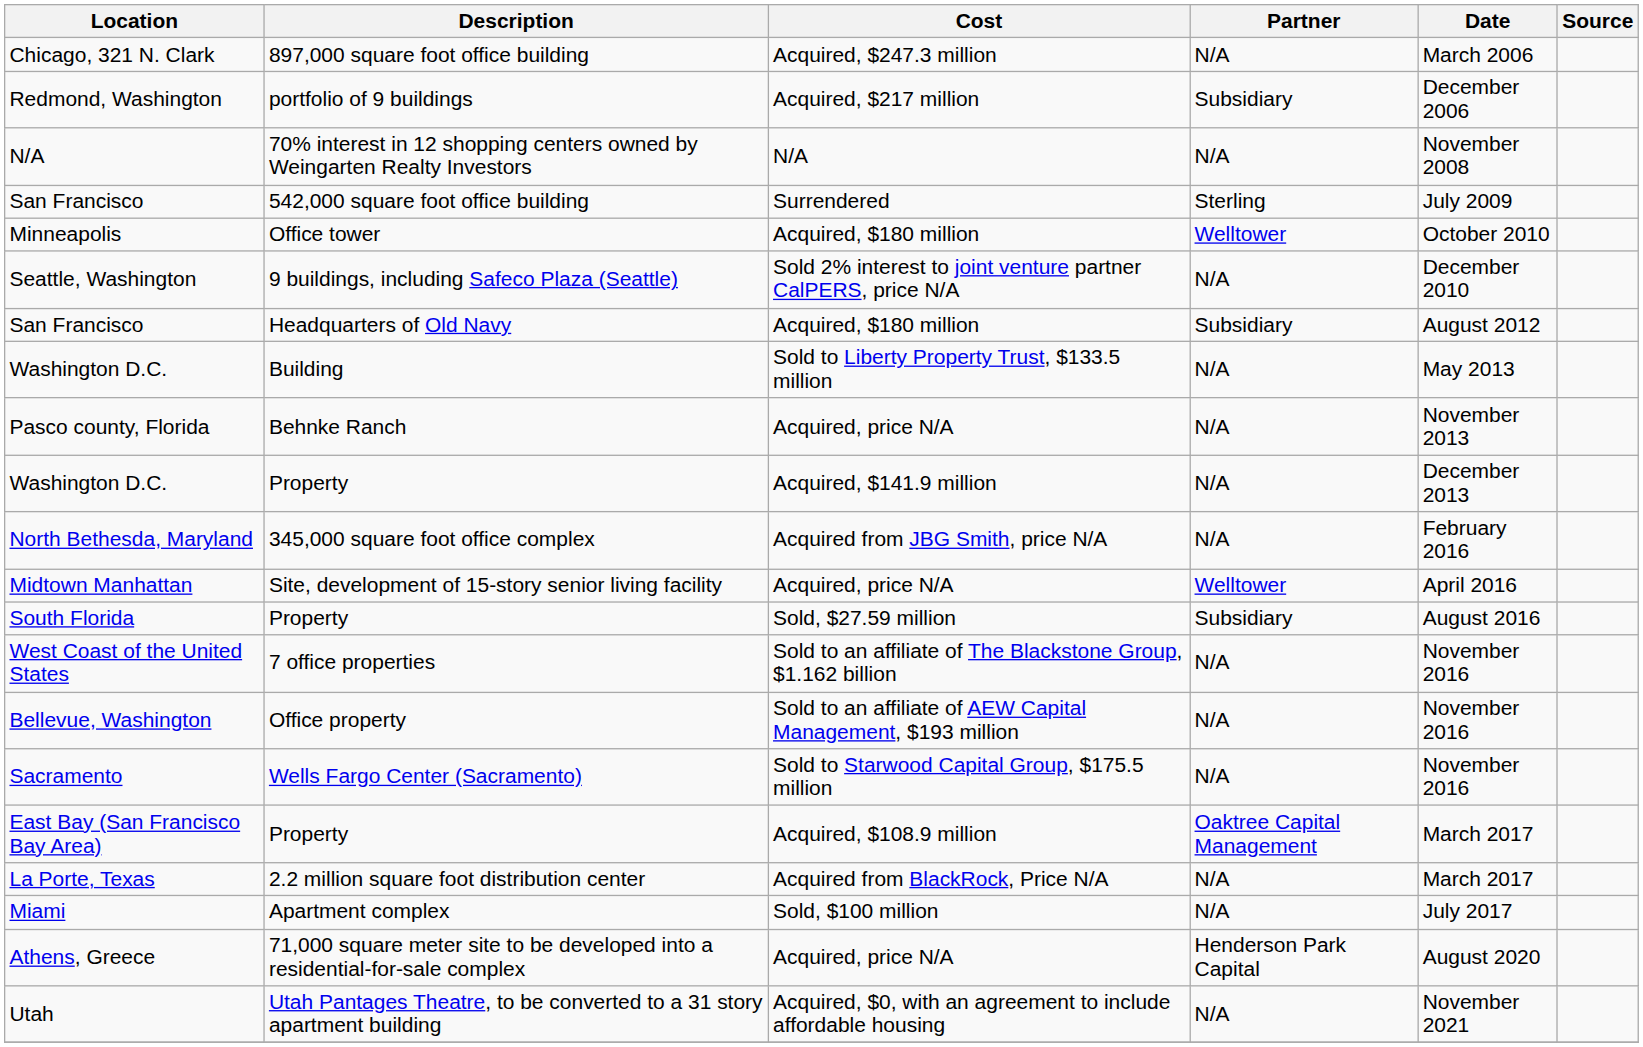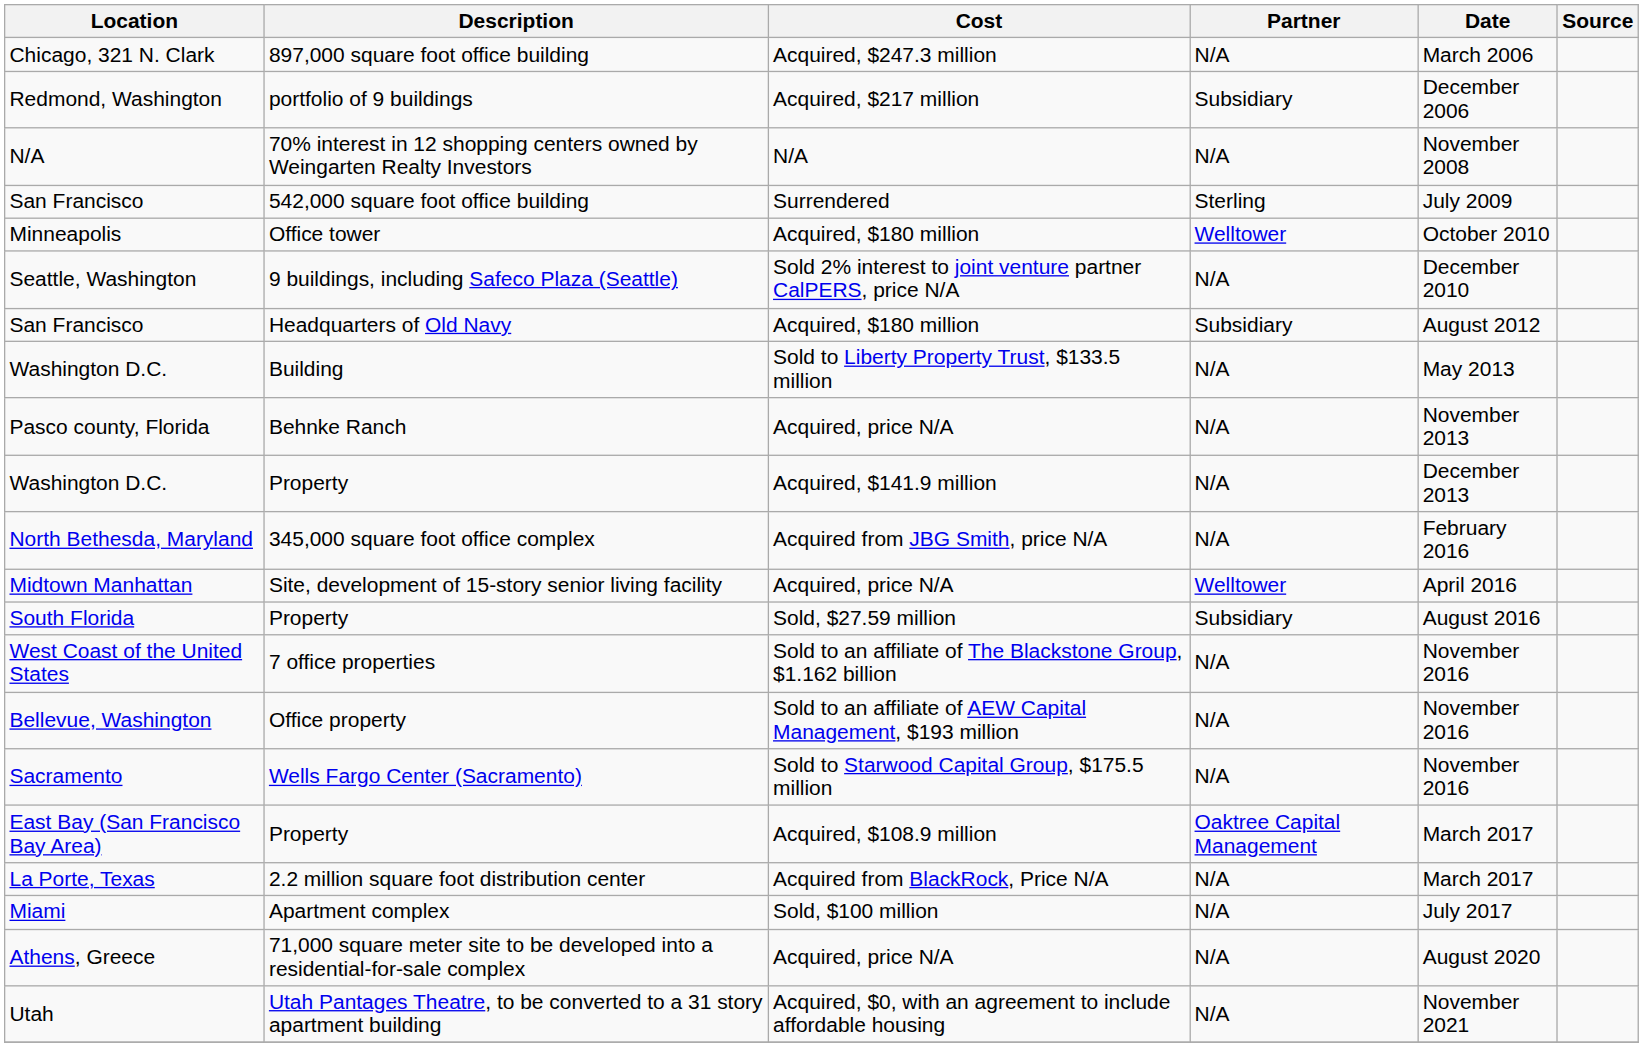(1270, 957) Henderson Park Capital -> (1212, 957) N/A
